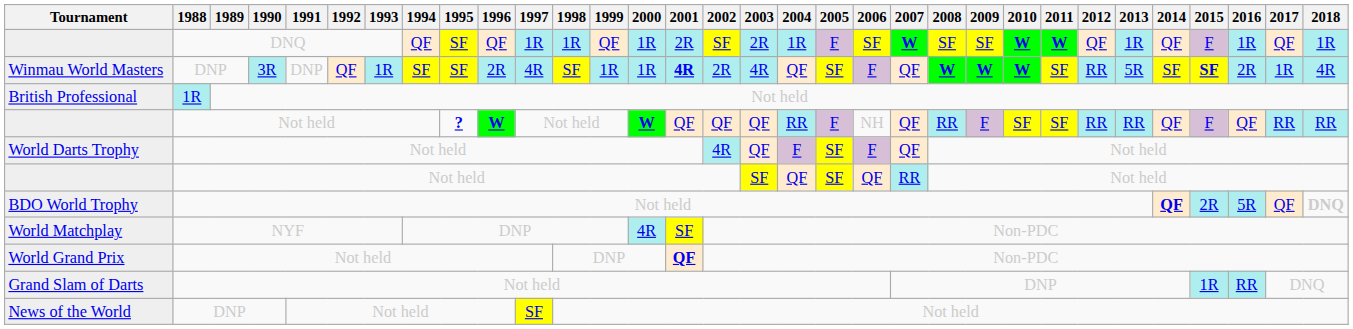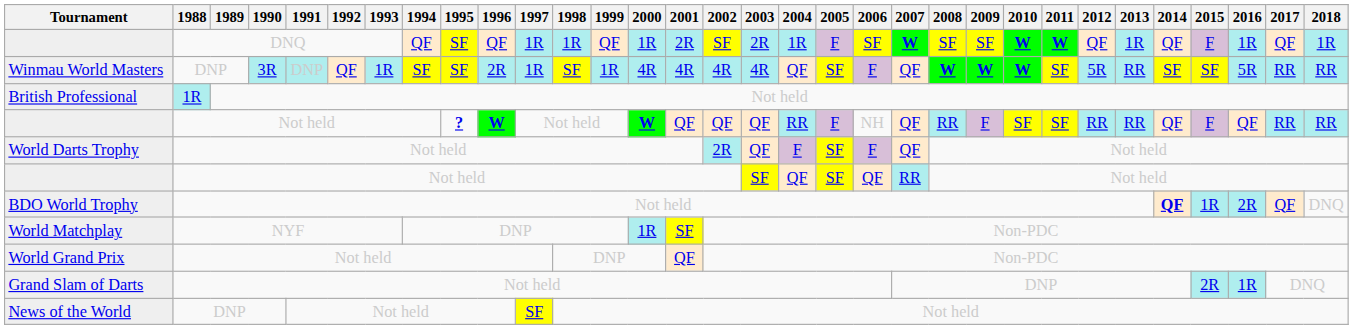(307, 69) no background -> (307, 69) paleturquoise background
(534, 69) 4R -> (534, 69) 1R
(647, 69) 1R -> (647, 69) 4R
(684, 69) bold -> (684, 69) normal
(722, 69) 2R -> (722, 69) 4R
(1096, 69) RR -> (1097, 69) 5R
(1134, 69) 5R -> (1135, 69) RR
(1209, 69) bold -> (1210, 69) normal
(1247, 69) 2R -> (1247, 69) 5R
(1284, 69) 1R -> (1285, 69) RR
(1326, 69) 4R -> (1326, 69) RR
(722, 150) 4R -> (722, 150) 2R
(1209, 203) 2R -> (1210, 203) 1R
(1247, 203) 5R -> (1247, 203) 2R
(1326, 203) bold -> (1326, 203) normal
(647, 230) 4R -> (647, 230) 1R
(684, 257) bold -> (685, 257) normal
(1209, 284) 1R -> (1210, 284) 2R
(1247, 284) RR -> (1247, 284) 1R
